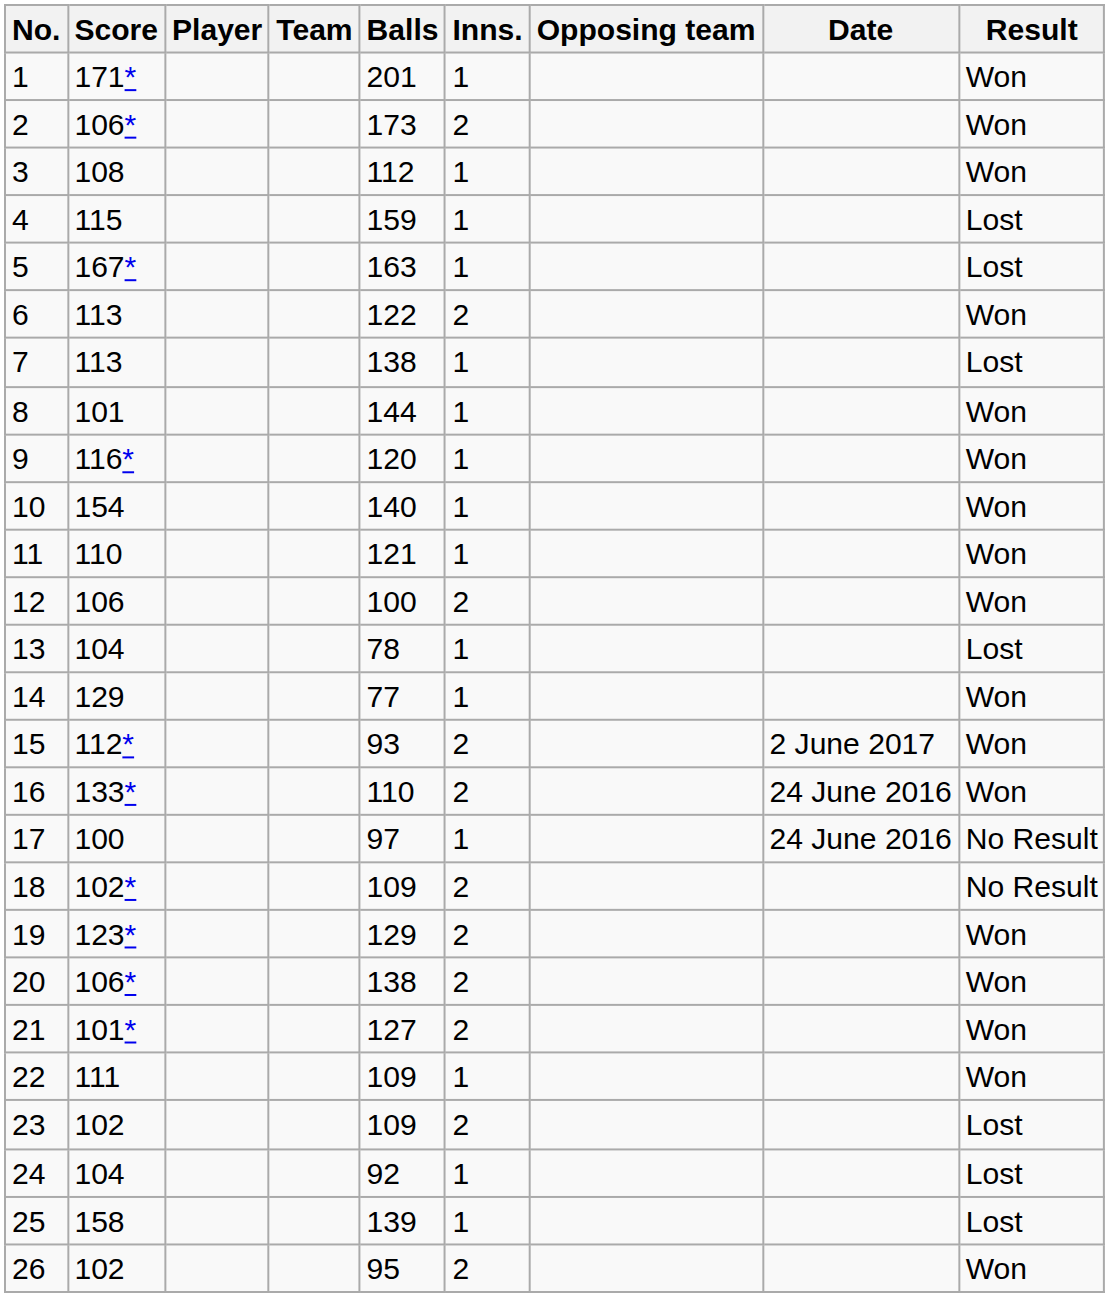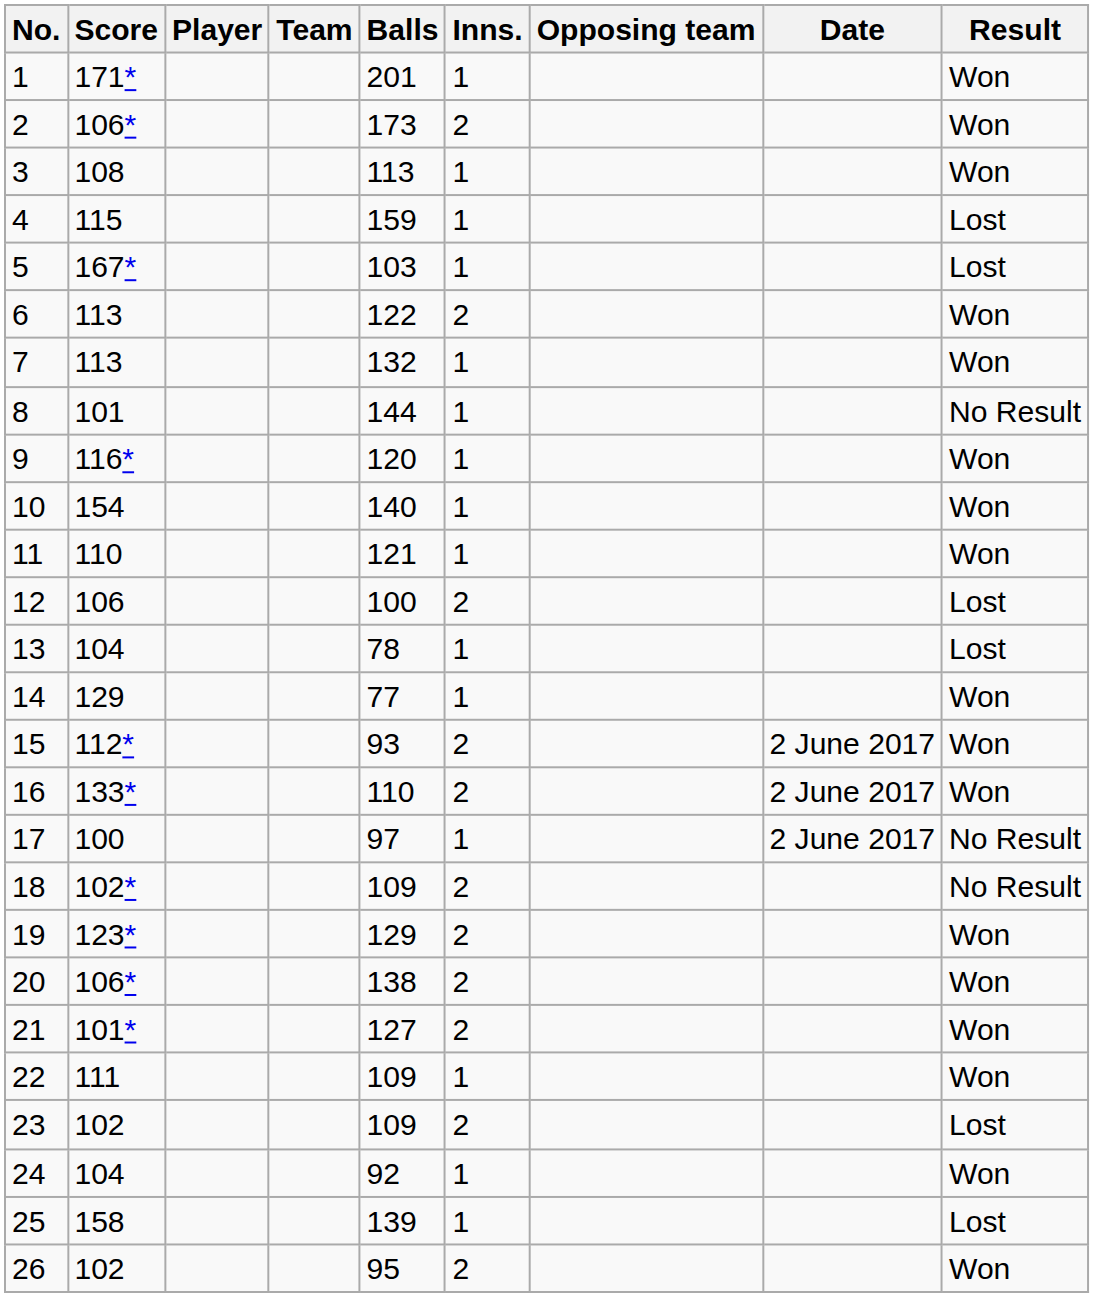(391, 172) 112 -> (391, 172) 113
(392, 267) 163 -> (392, 267) 103
(392, 363) 138 -> (392, 363) 132
(994, 363) Lost -> (980, 363) Won
(996, 410) Won -> (1015, 410) No Result
(996, 601) Won -> (977, 601) Lost
(861, 791) 24 June 2016 -> (852, 791) 2 June 2017
(861, 839) 24 June 2016 -> (852, 839) 2 June 2017
(994, 1172) Lost -> (980, 1172) Won
